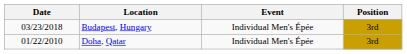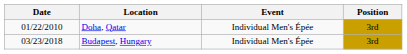rows swapped: (104, 42) <-> (117, 27)
